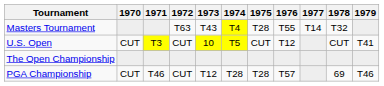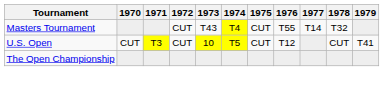(182, 28) T63 -> (182, 28) CUT
(261, 28) T28 -> (261, 28) CUT
- row: (49, 74)
